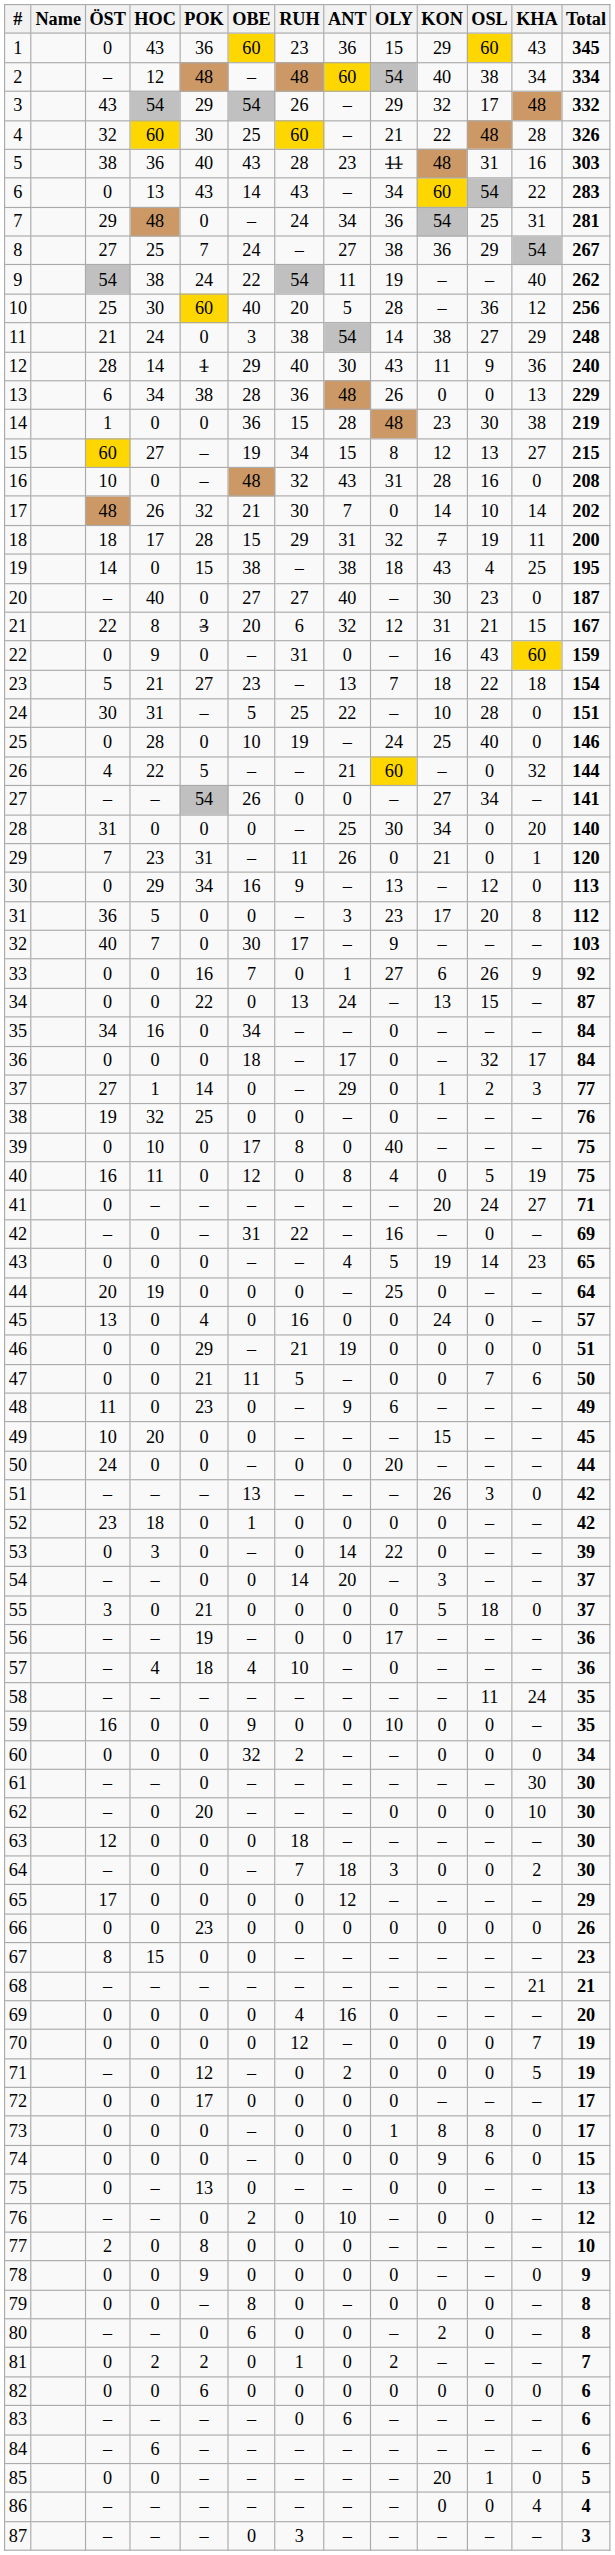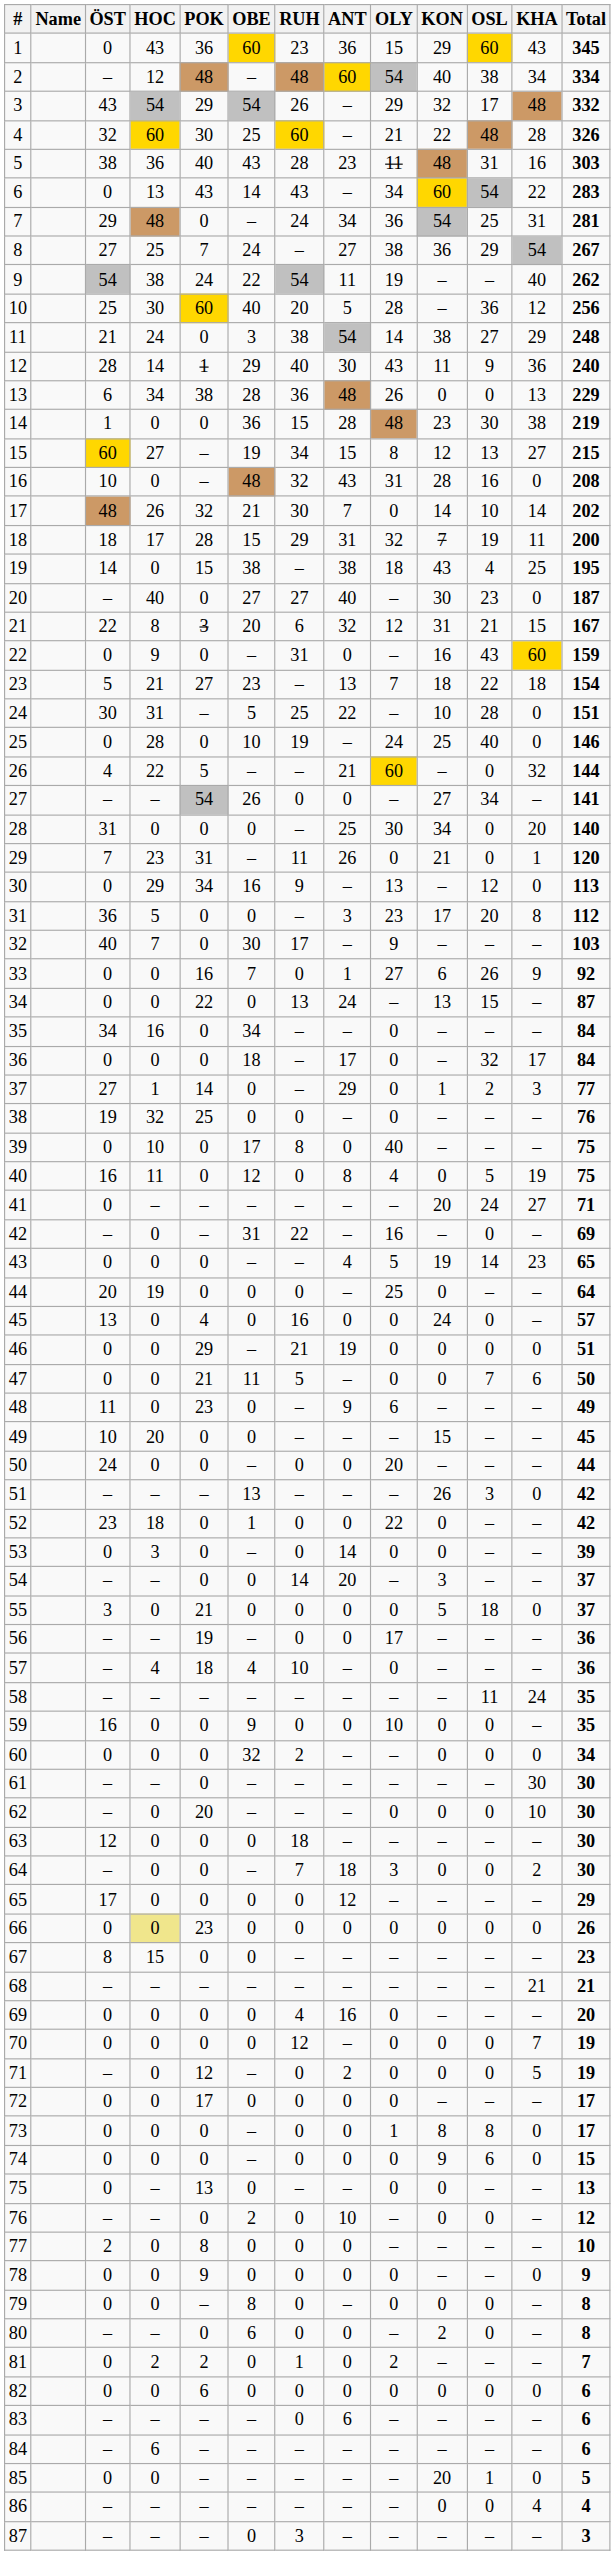(394, 1523) 0 -> (394, 1523) 22
(394, 1552) 22 -> (394, 1552) 0
(155, 1928) no background -> (155, 1928) khaki background
